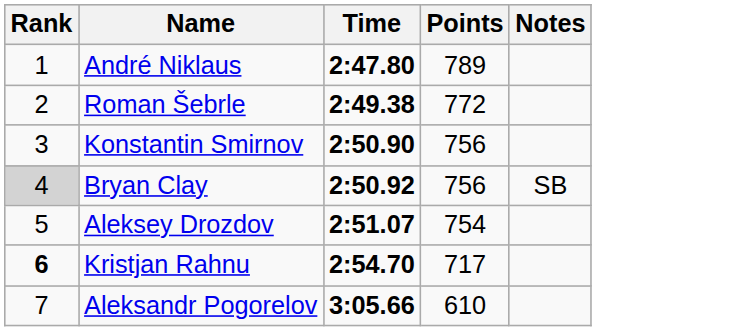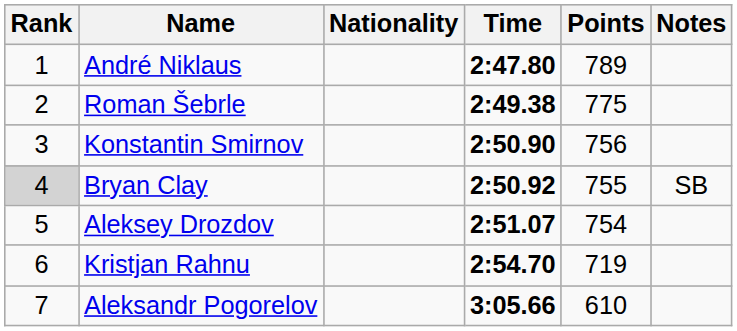+ column: (394, 24)
(465, 104) 772 -> (606, 104) 775
(465, 184) 756 -> (606, 184) 755
(42, 265) bold -> (42, 265) normal
(465, 265) 717 -> (606, 265) 719
